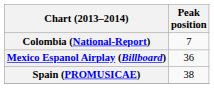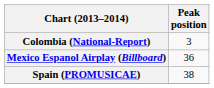(189, 41) 7 -> (189, 41) 3
